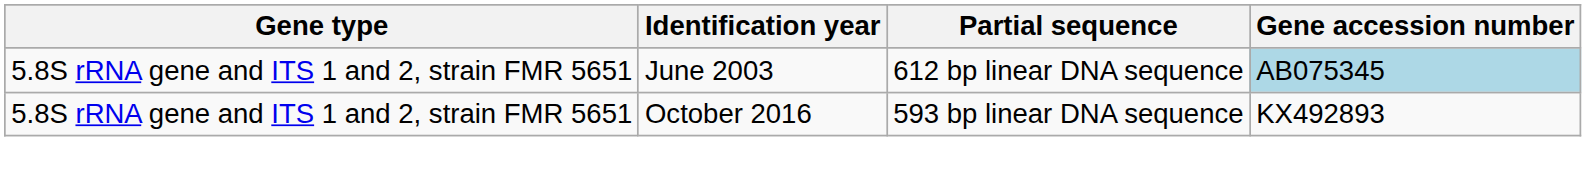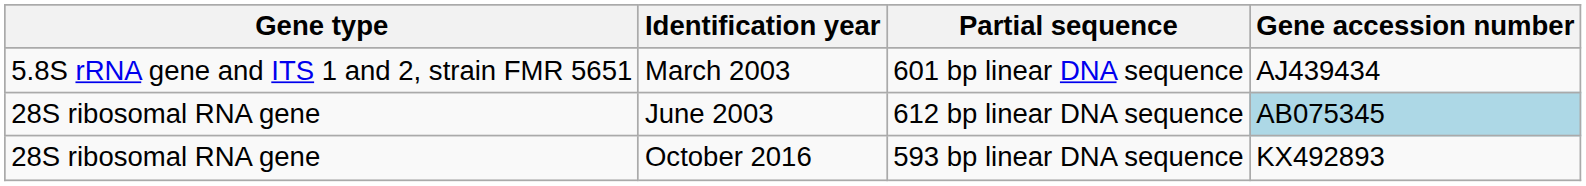+ row: (718, 69)
(322, 69) 5.8S rRNA gene and ITS 1 and 2, strain FMR 5651 -> (166, 113) 28S ribosomal RNA gene
(322, 113) 5.8S rRNA gene and ITS 1 and 2, strain FMR 5651 -> (166, 157) 28S ribosomal RNA gene
